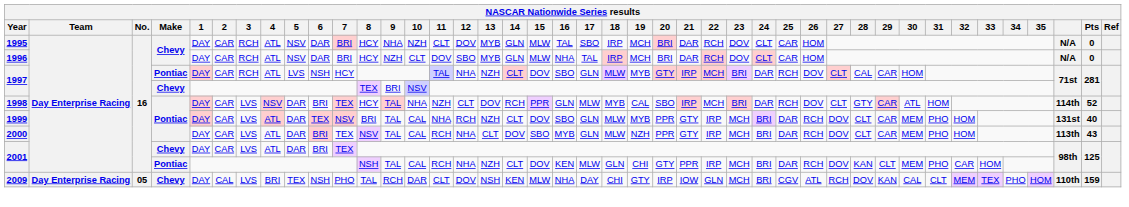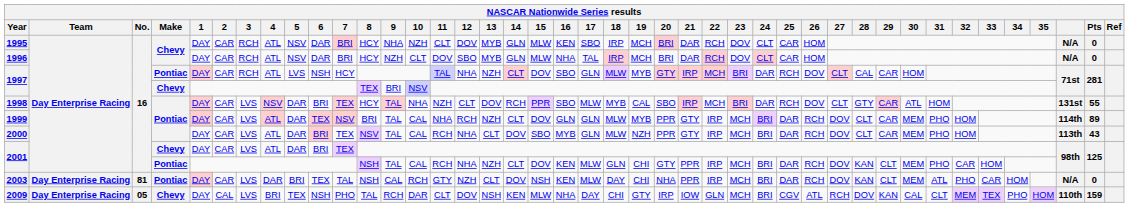(565, 42) TAL -> (566, 42) KEN
(565, 103) GLN -> (566, 103) SBO
(1068, 103) 114th -> (1070, 103) 131st
(1092, 103) 52 -> (1094, 103) 55
(565, 119) SBO -> (566, 119) GLN
(1068, 119) 131st -> (1070, 119) 114th
(1092, 119) 40 -> (1094, 119) 89
+ row: (17, 180)
